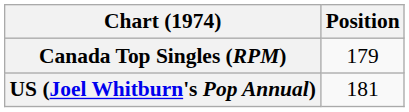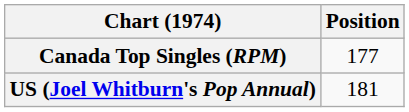(363, 55) 179 -> (363, 55) 177
